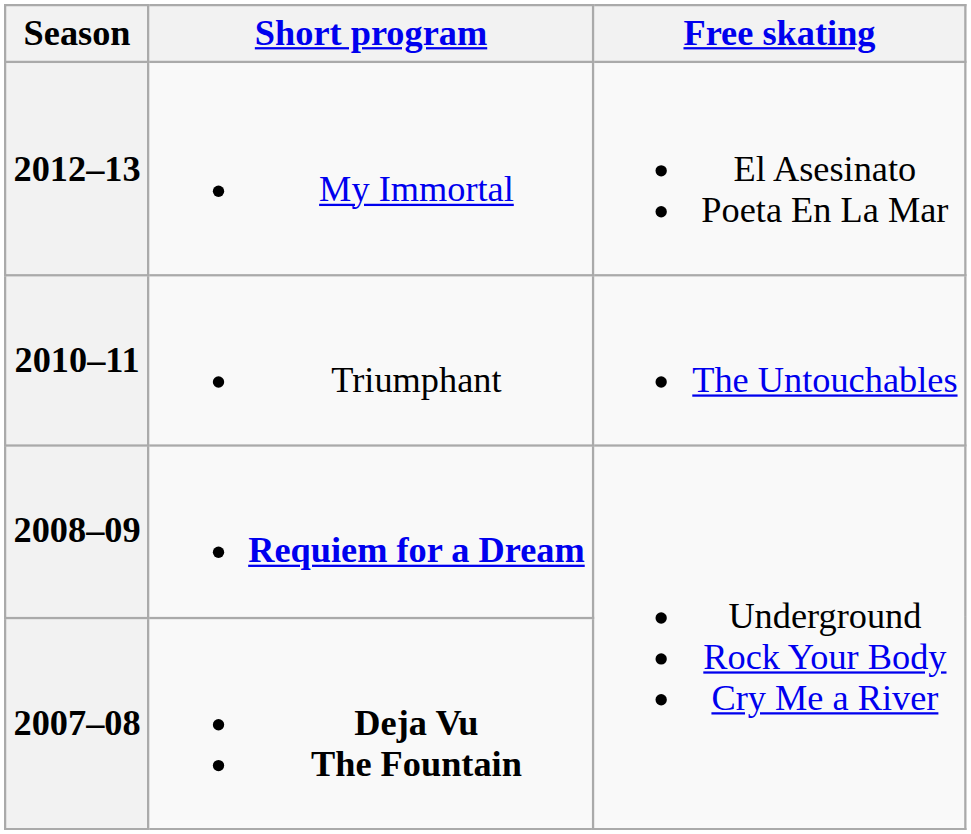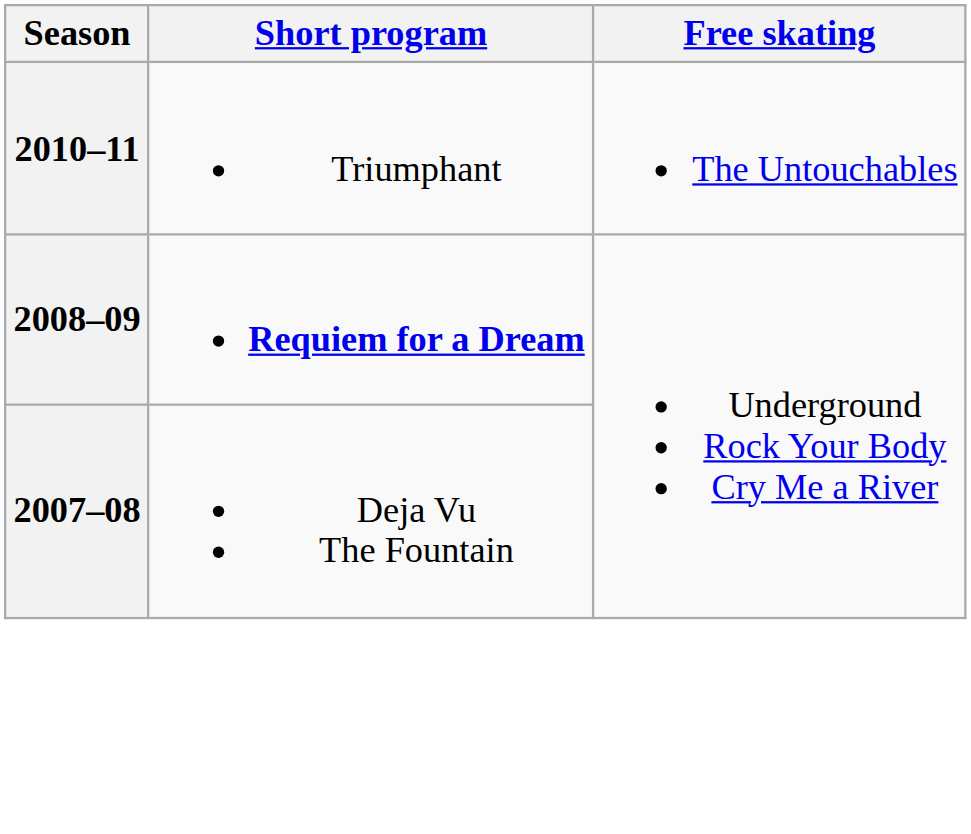- row: (77, 168)
(371, 743) bold -> (371, 531) normal
